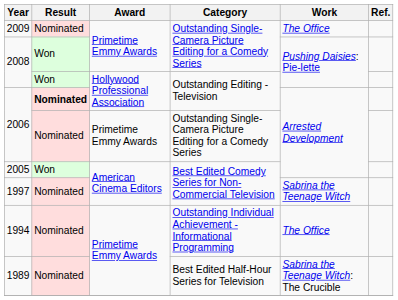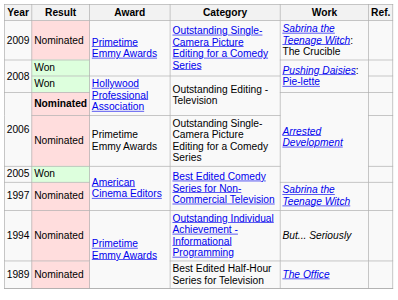(306, 28) The Office -> (318, 40) Sabrina the Teenage Witch: The Crucible
(306, 231) The Office -> (317, 235) But... Seriously
(318, 276) Sabrina the Teenage Witch: The Crucible -> (306, 275) The Office
